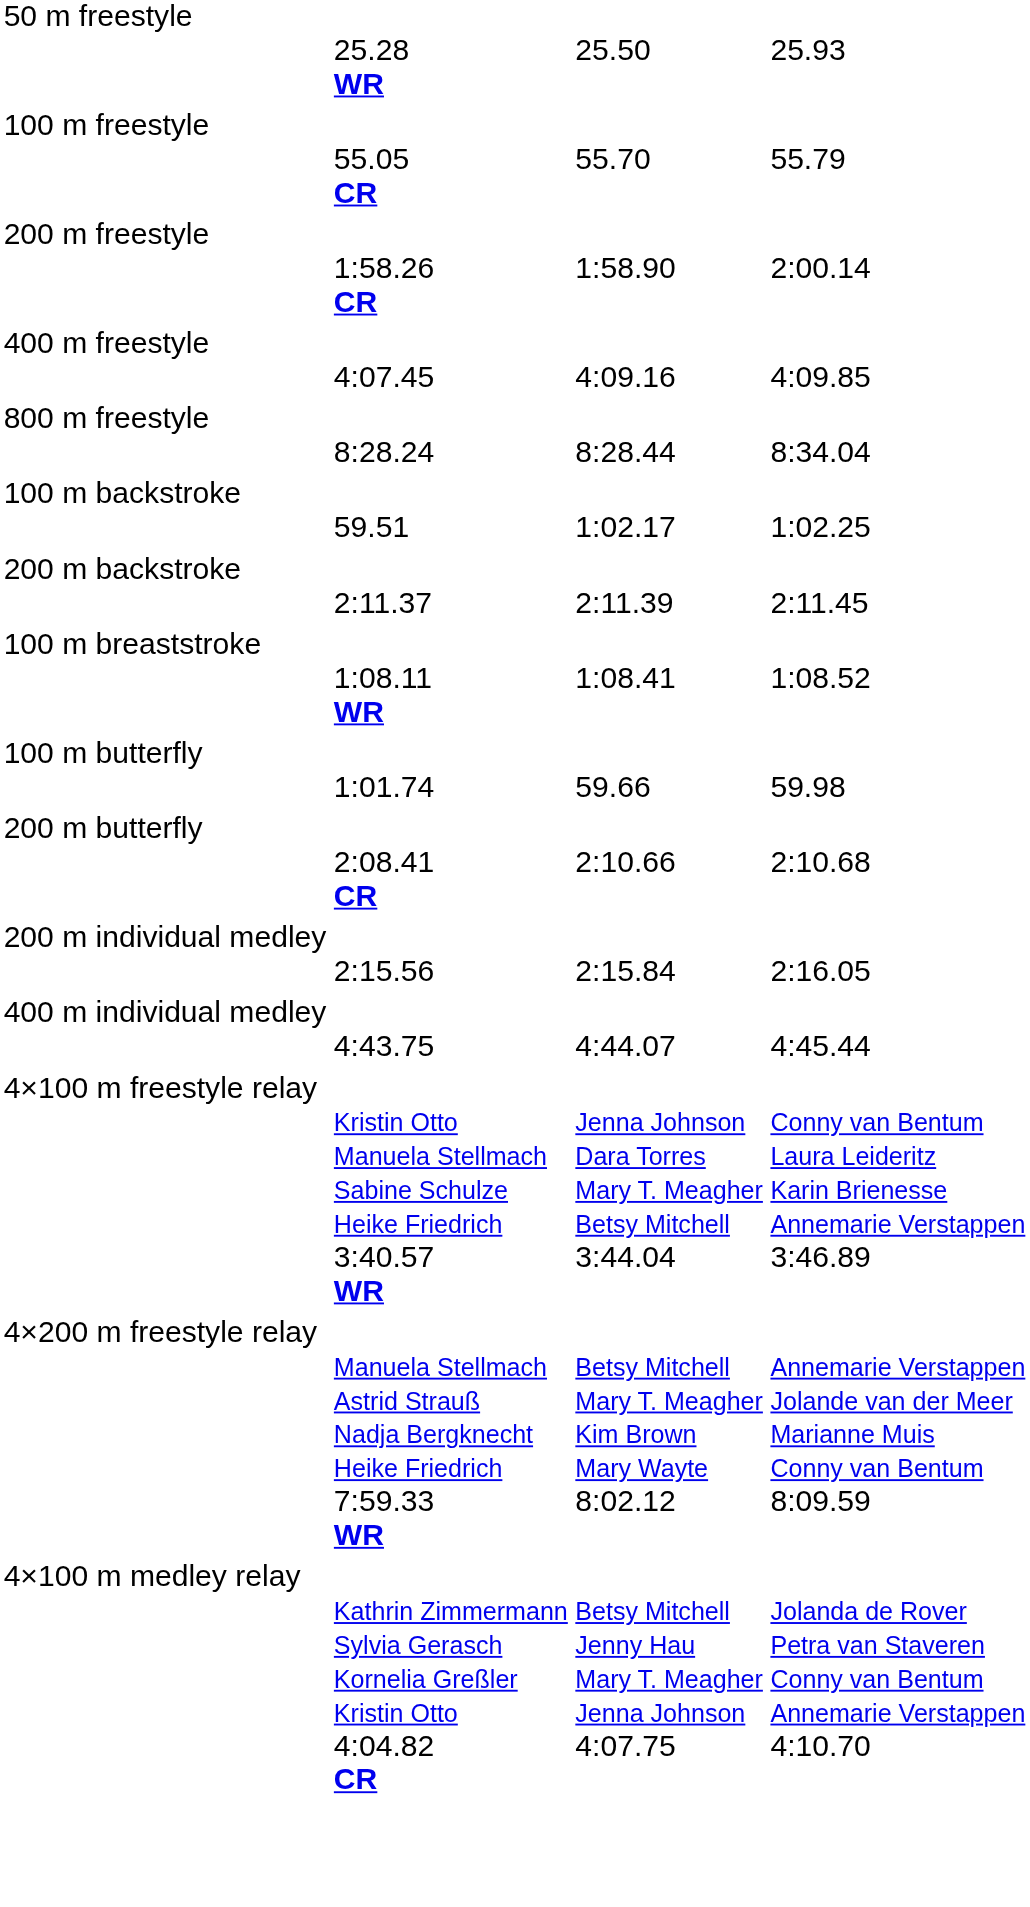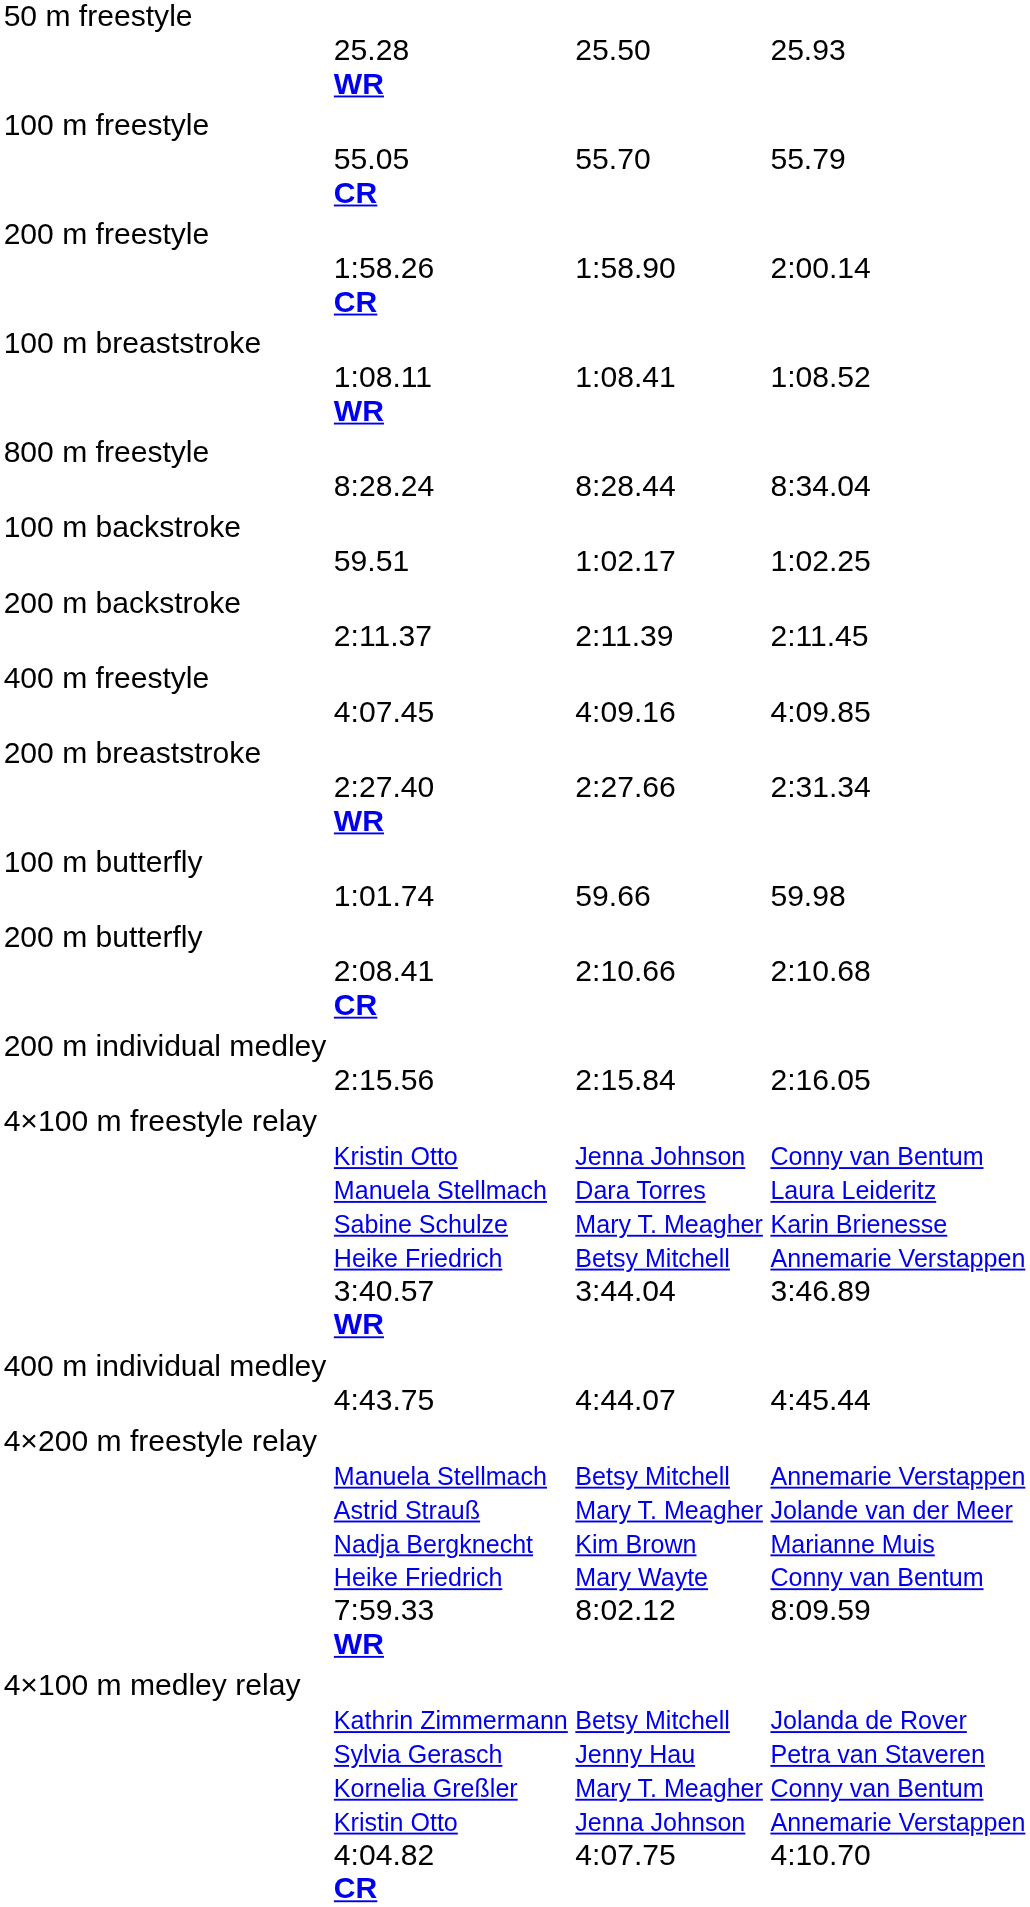rows swapped: (106, 343) <-> (132, 644)
+ row: (132, 753)
rows swapped: (165, 1012) <-> (160, 1087)
